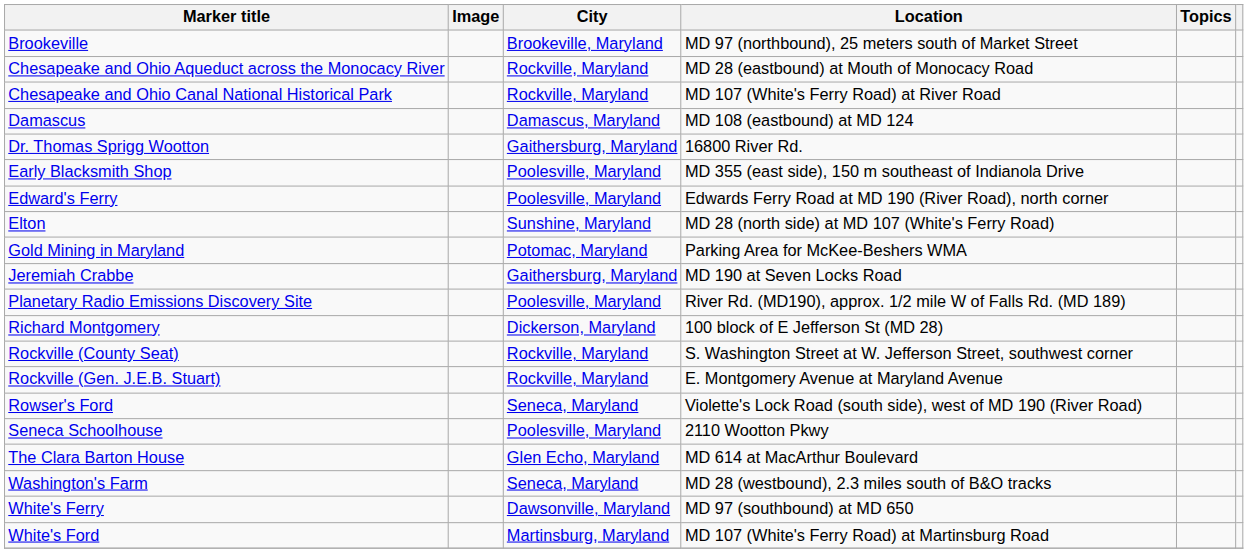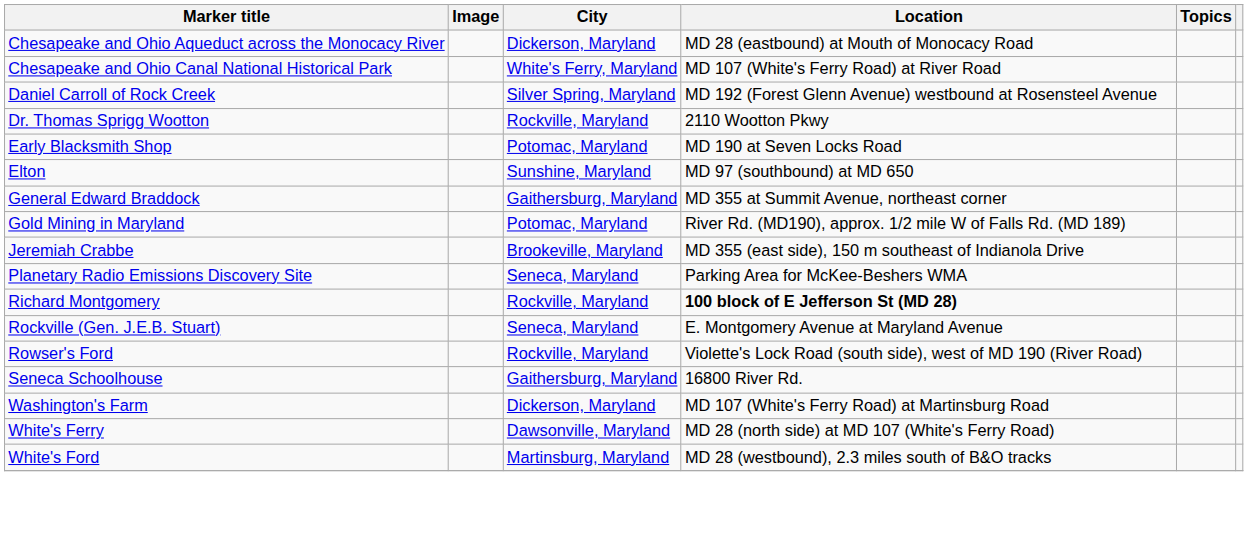- row: (48, 43)
(578, 69) Rockville, Maryland -> (581, 43) Dickerson, Maryland
(578, 95) Rockville, Maryland -> (592, 69) White's Ferry, Maryland
- row: (47, 120)
+ row: (112, 95)
(592, 146) Gaithersburg, Maryland -> (578, 120) Rockville, Maryland
(744, 146) 16800 River Rd. -> (757, 120) 2110 Wootton Pkwy
(584, 172) Poolesville, Maryland -> (577, 146) Potomac, Maryland
(884, 172) MD 355 (east side), 150 m southeast of Indianola Drive -> (793, 146) MD 190 at Seven Locks Road
- row: (63, 198)
(870, 224) MD 28 (north side) at MD 107 (White's Ferry Road) -> (799, 172) MD 97 (southbound) at MD 650
+ row: (104, 198)
(826, 250) Parking Area for McKee-Beshers WMA -> (905, 224) River Rd. (MD190), approx. 1/2 mile W of Falls Rd. (MD 189)
(592, 276) Gaithersburg, Maryland -> (585, 250) Brookeville, Maryland
(793, 276) MD 190 at Seven Locks Road -> (885, 250) MD 355 (east side), 150 m southeast of Indianola Drive
(584, 302) Poolesville, Maryland -> (573, 276) Seneca, Maryland
(905, 302) River Rd. (MD190), approx. 1/2 mile W of Falls Rd. (MD 189) -> (826, 276) Parking Area for McKee-Beshers WMA
(581, 328) Dickerson, Maryland -> (578, 302) Rockville, Maryland
(814, 328) normal -> (821, 302) bold
- row: (94, 353)
(578, 379) Rockville, Maryland -> (573, 328) Seneca, Maryland
(573, 405) Seneca, Maryland -> (578, 353) Rockville, Maryland
(584, 431) Poolesville, Maryland -> (592, 379) Gaithersburg, Maryland
(757, 431) 2110 Wootton Pkwy -> (744, 379) 16800 River Rd.
- row: (96, 457)
(573, 483) Seneca, Maryland -> (581, 405) Dickerson, Maryland
(868, 483) MD 28 (westbound), 2.3 miles south of B&O tracks -> (867, 405) MD 107 (White's Ferry Road) at Martinsburg Road
(799, 509) MD 97 (southbound) at MD 650 -> (870, 431) MD 28 (north side) at MD 107 (White's Ferry Road)
(867, 535) MD 107 (White's Ferry Road) at Martinsburg Road -> (868, 457) MD 28 (westbound), 2.3 miles south of B&O tracks
